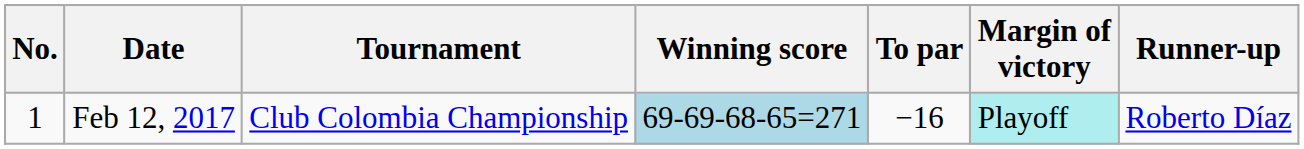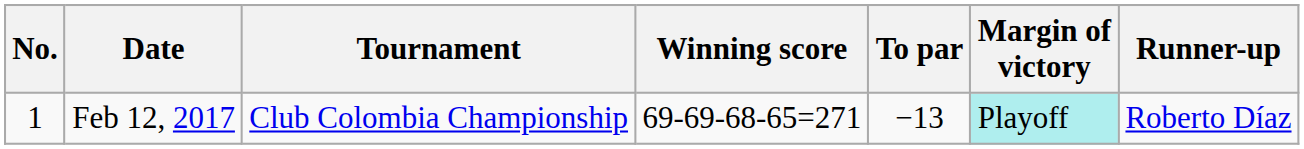(752, 118) lightblue background -> (752, 118) no background
(919, 118) −16 -> (919, 118) −13
